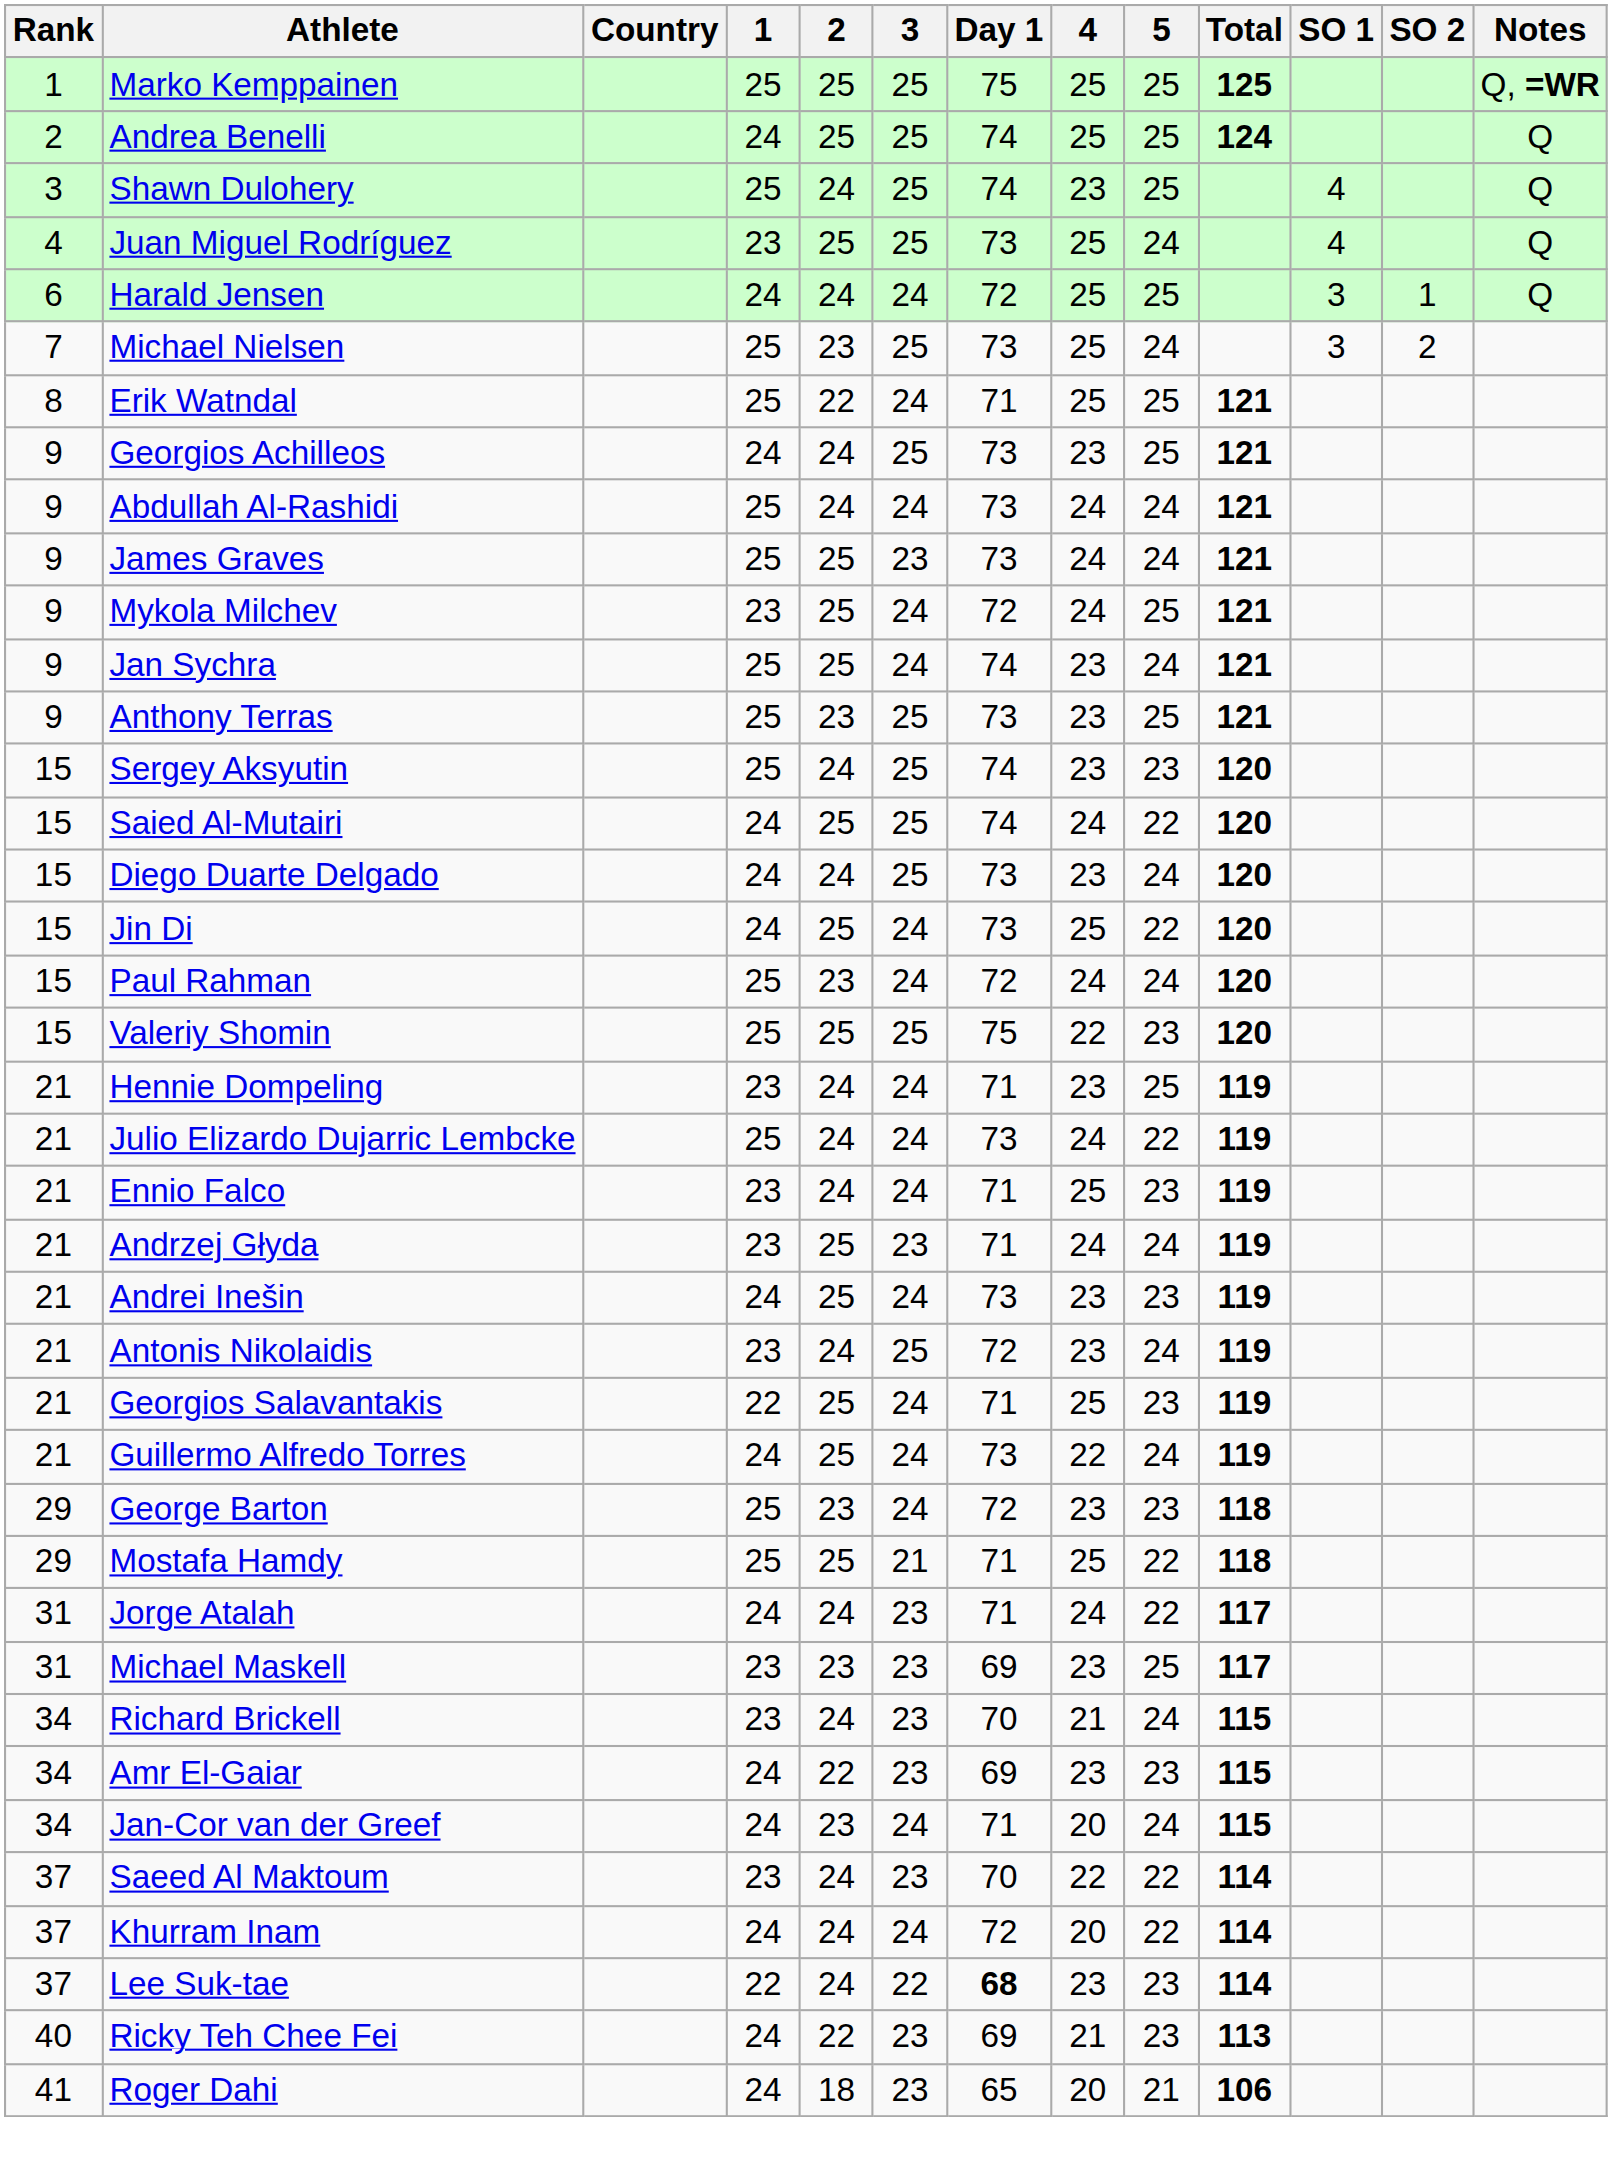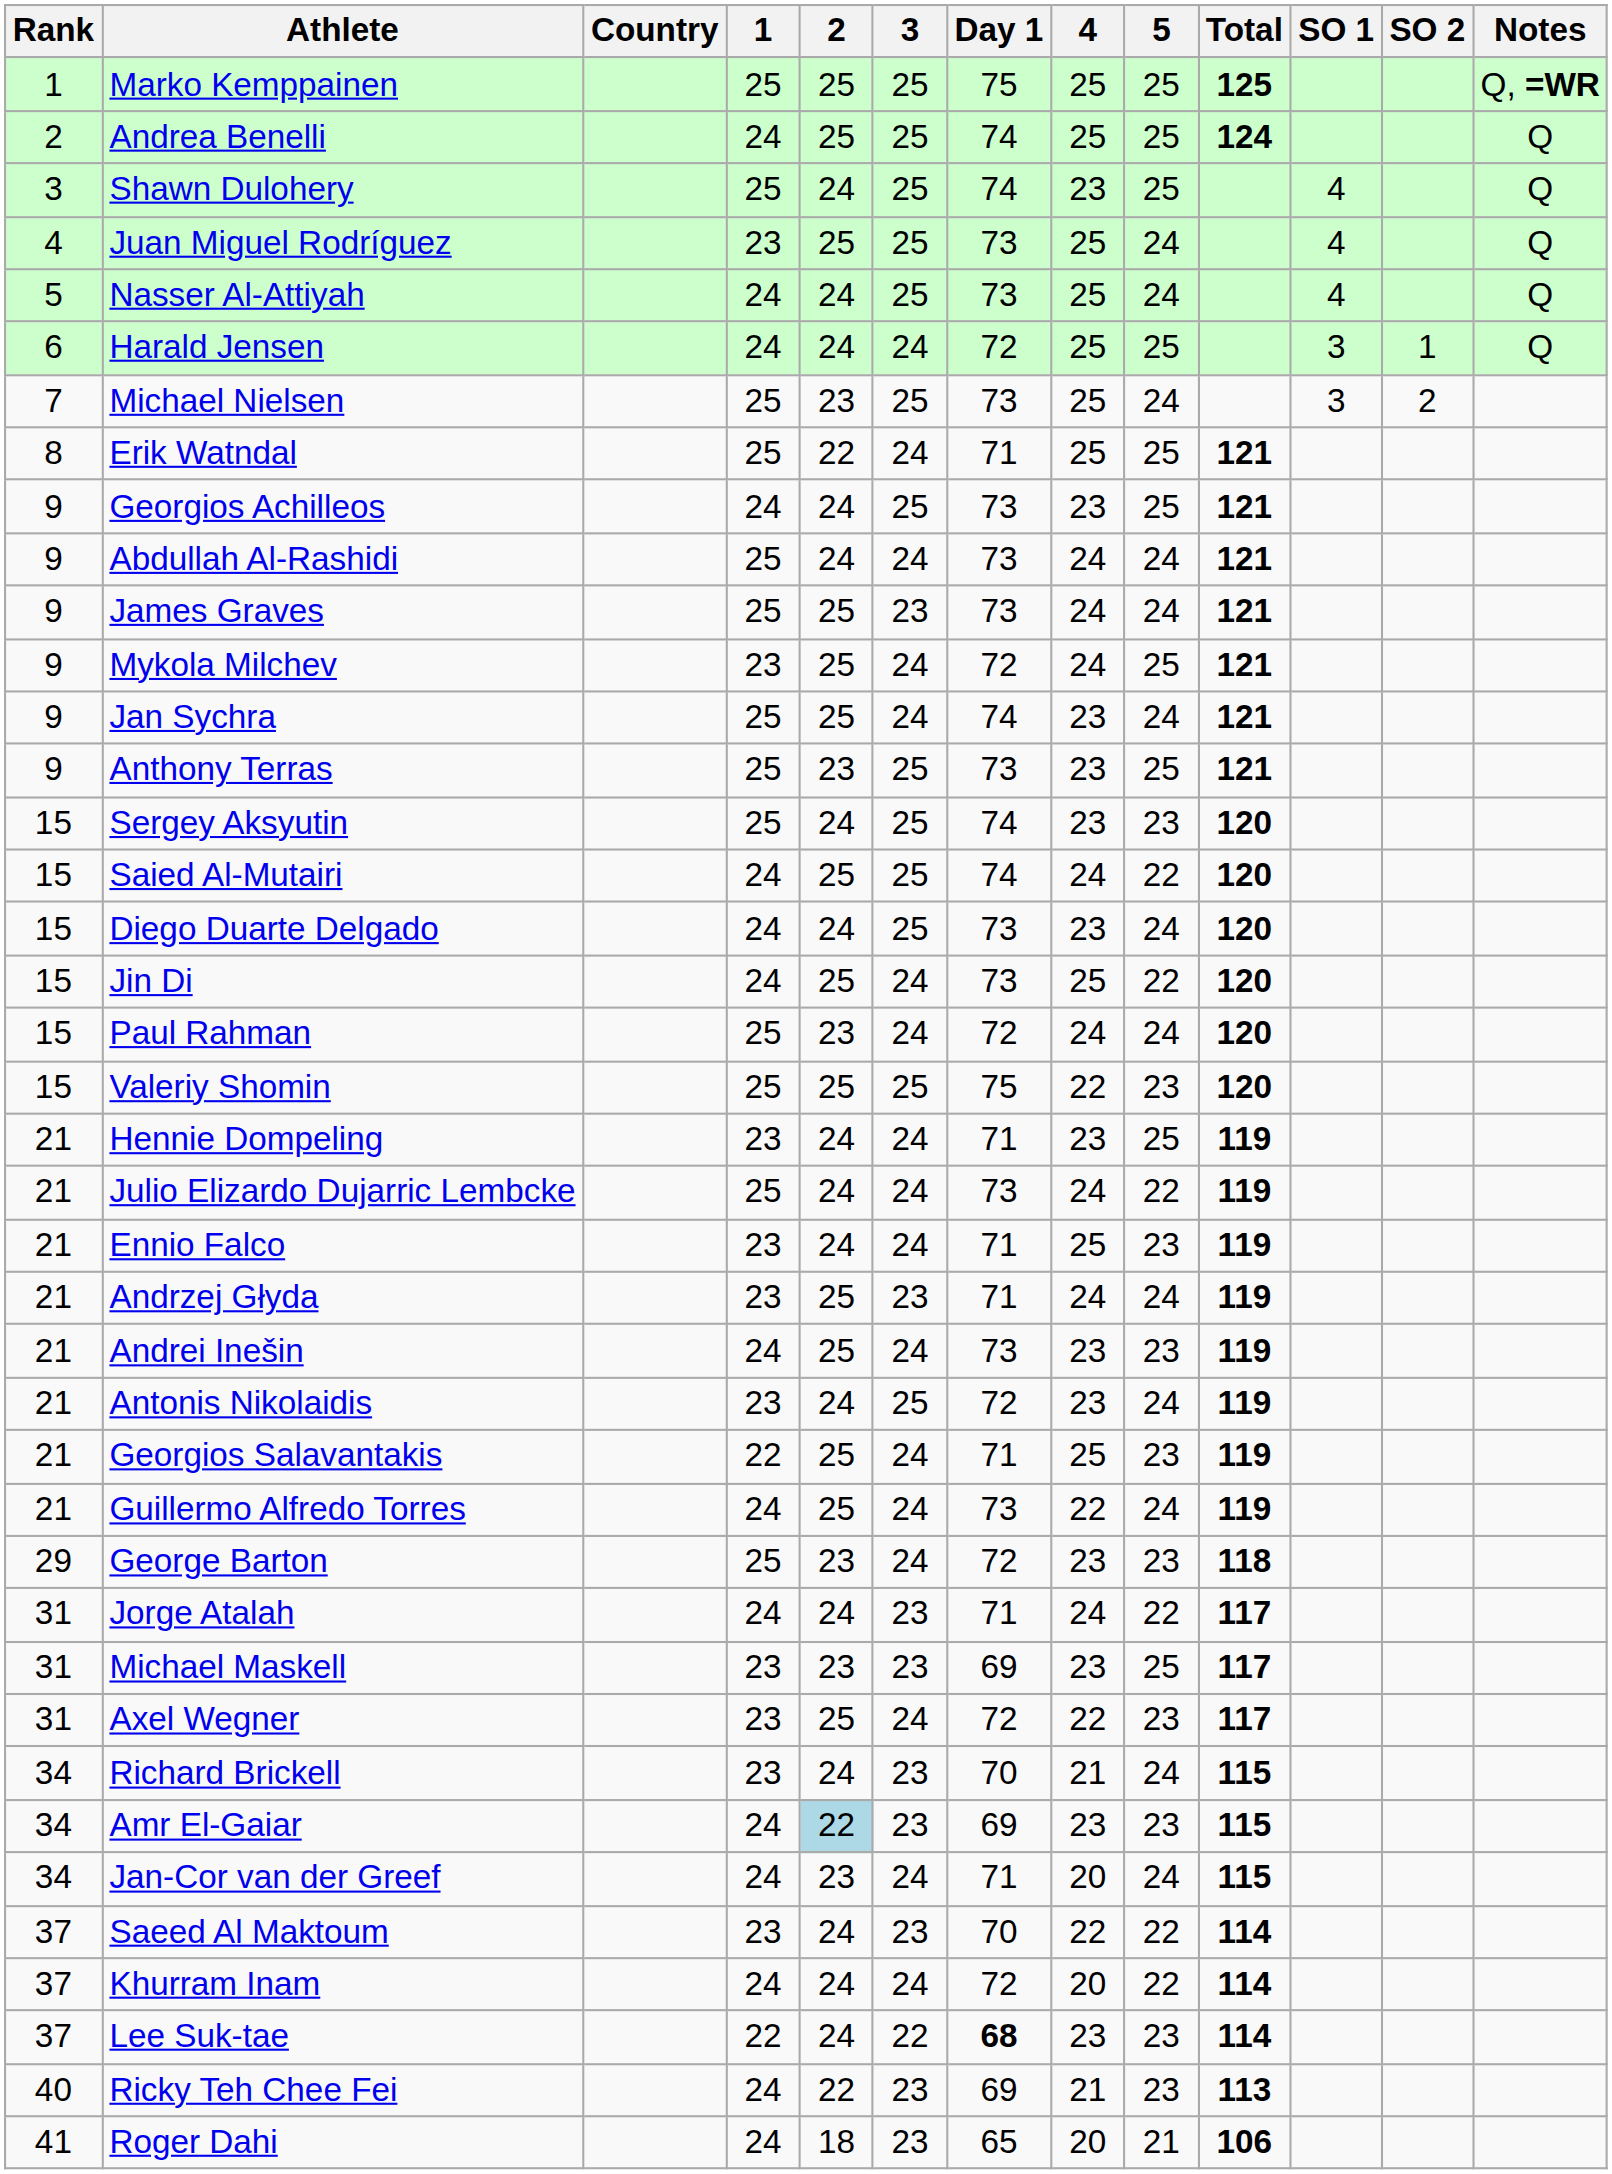+ row: (237, 294)
- row: (226, 1561)
+ row: (204, 1719)
(836, 1772) no background -> (836, 1825) lightblue background
